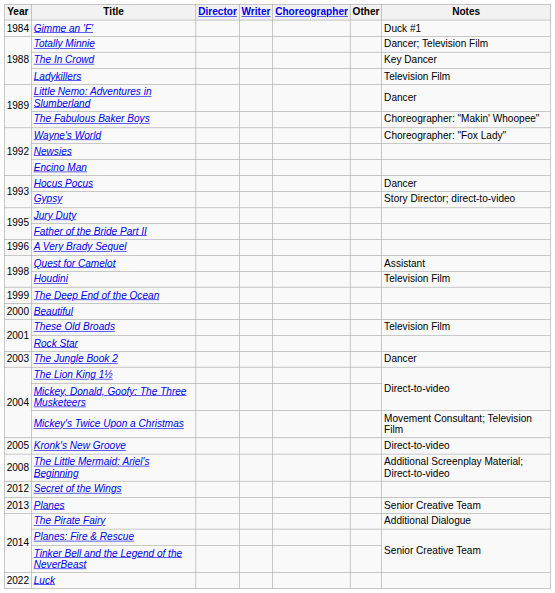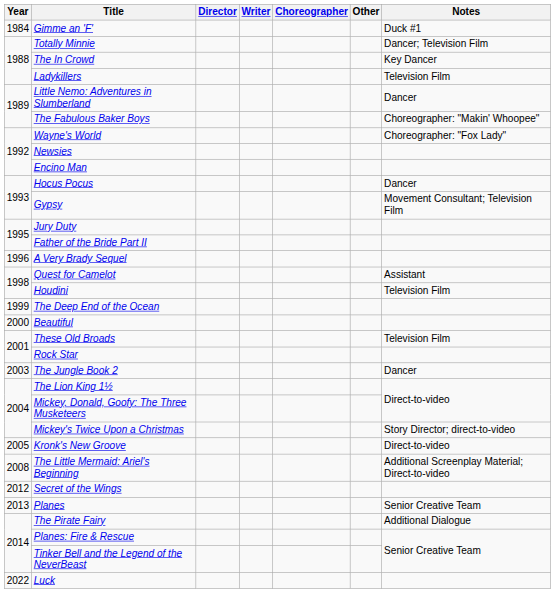(450, 199) Story Director; direct-to-video -> (458, 205) Movement Consultant; Television Film
(458, 424) Movement Consultant; Television Film -> (450, 430) Story Director; direct-to-video
